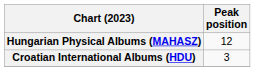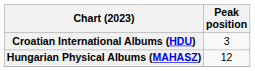rows swapped: (104, 58) <-> (104, 41)
